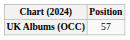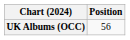(106, 27) 57 -> (106, 27) 56
